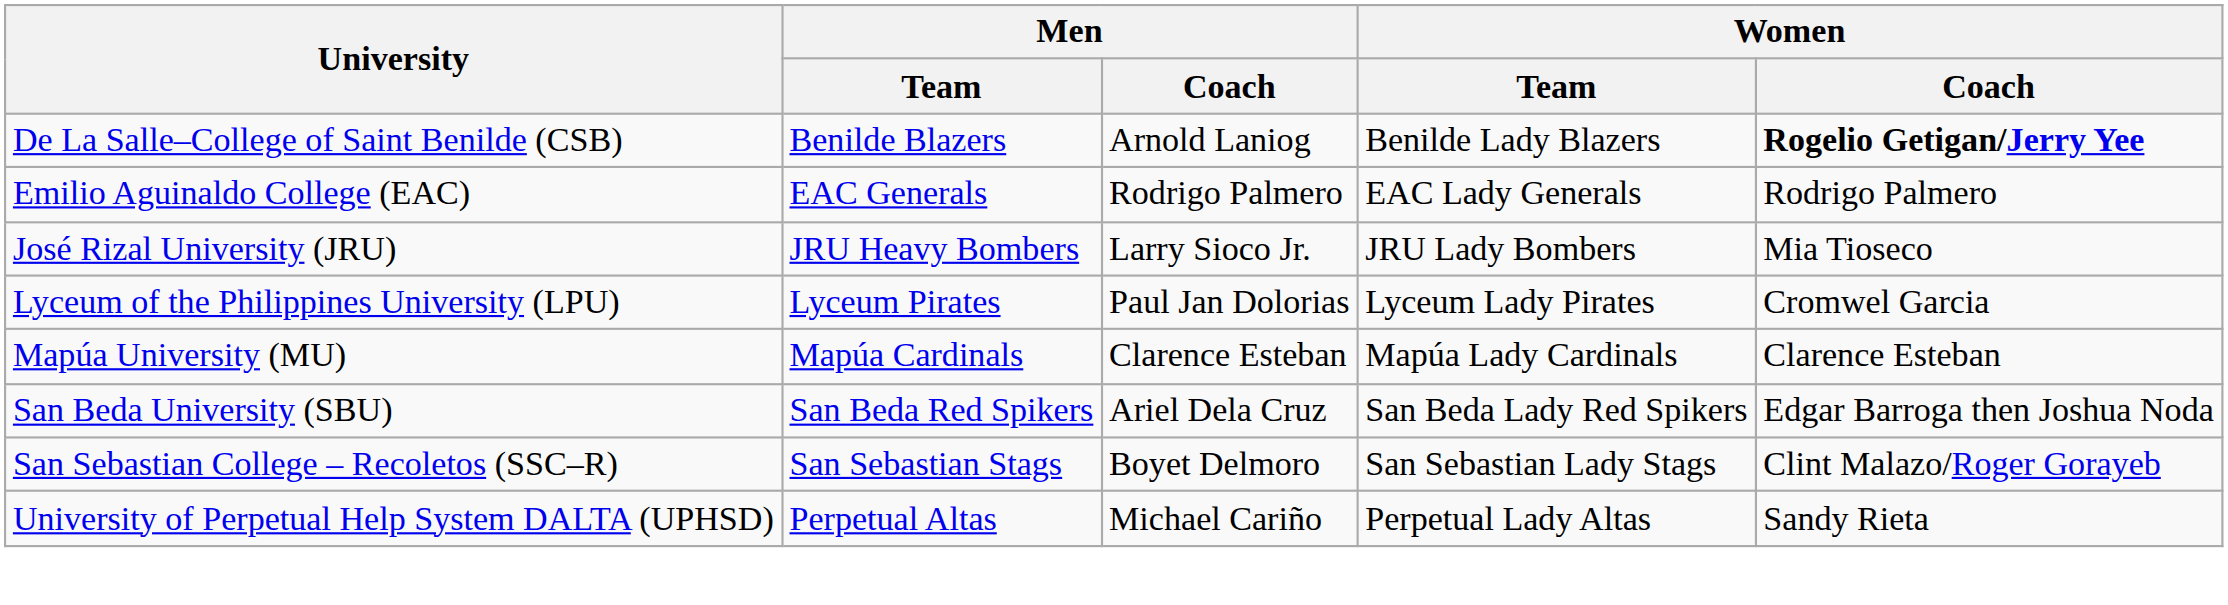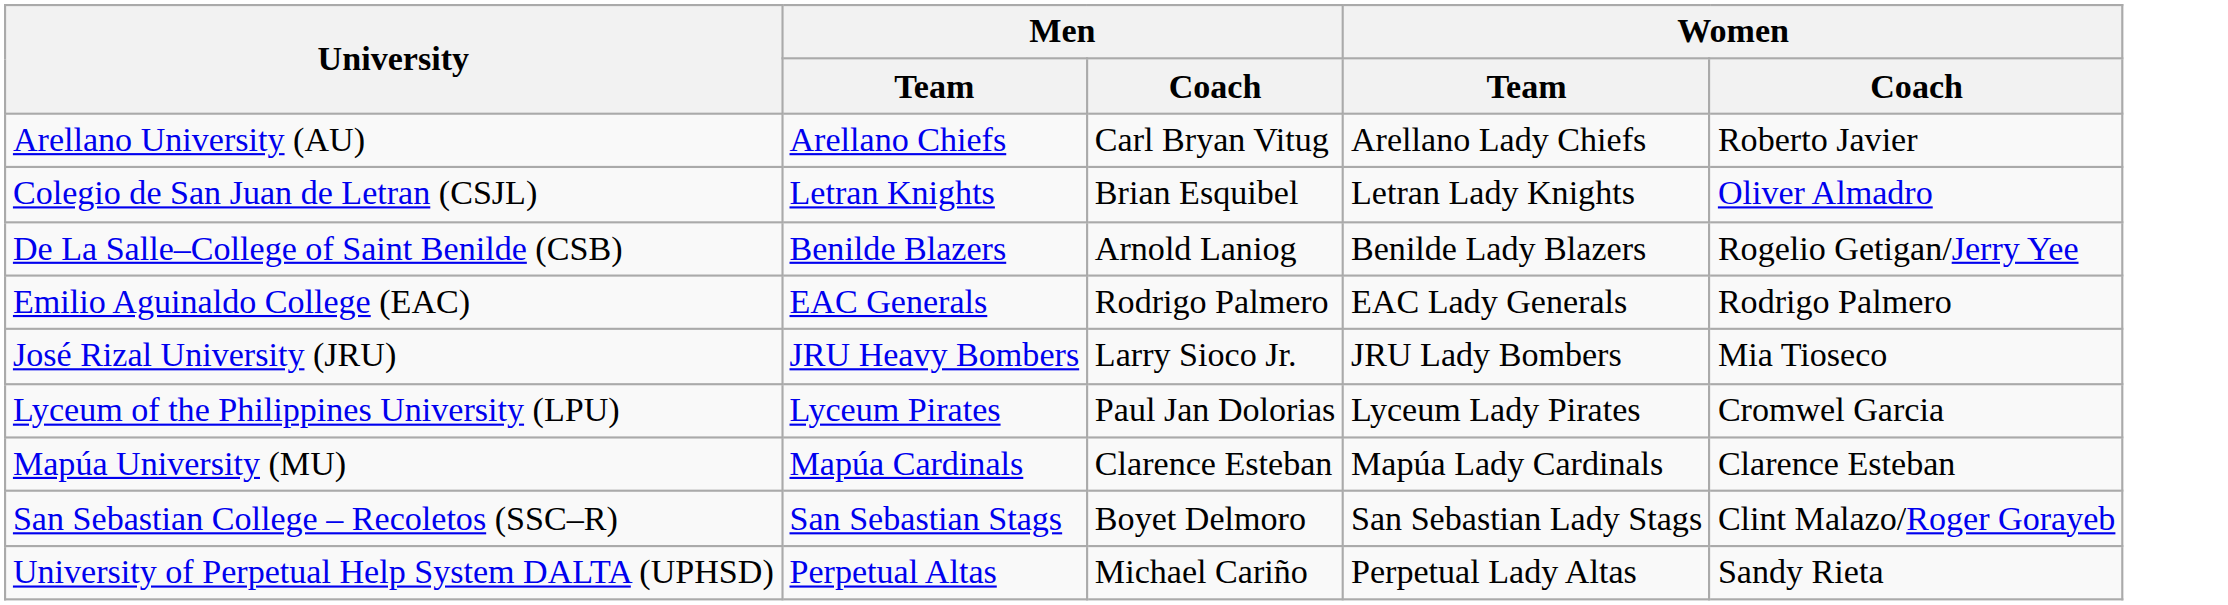+ row: (189, 139)
+ row: (275, 193)
(1954, 139) bold -> (1898, 247) normal
- row: (203, 409)
